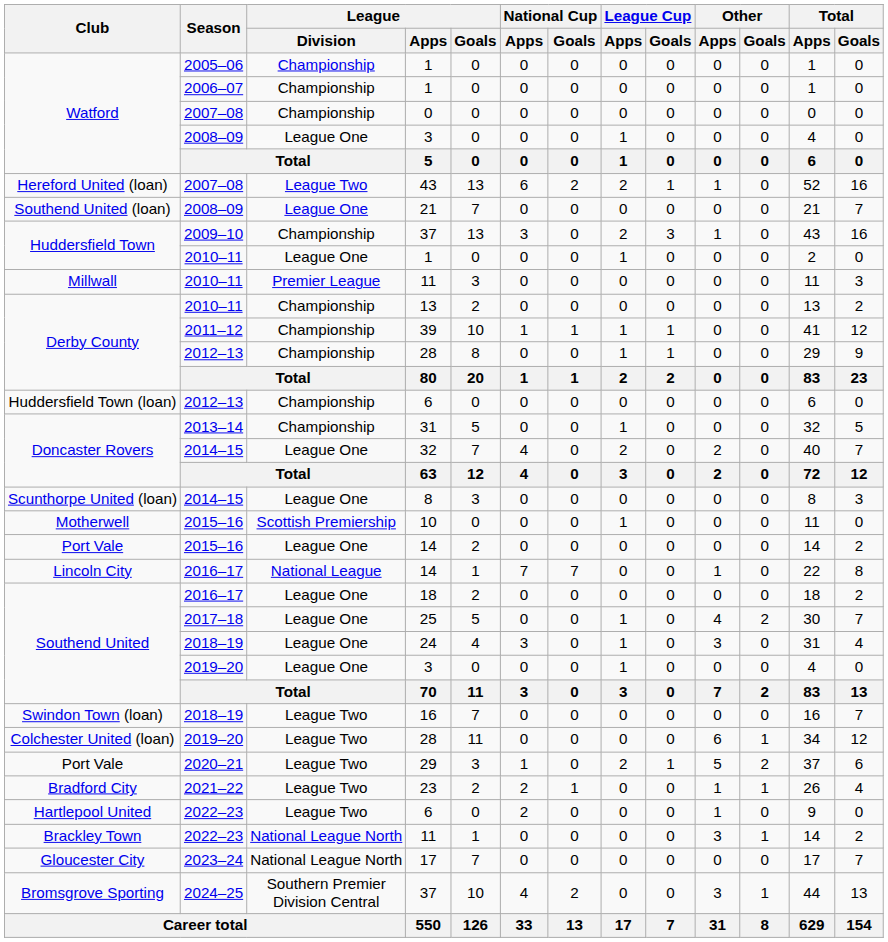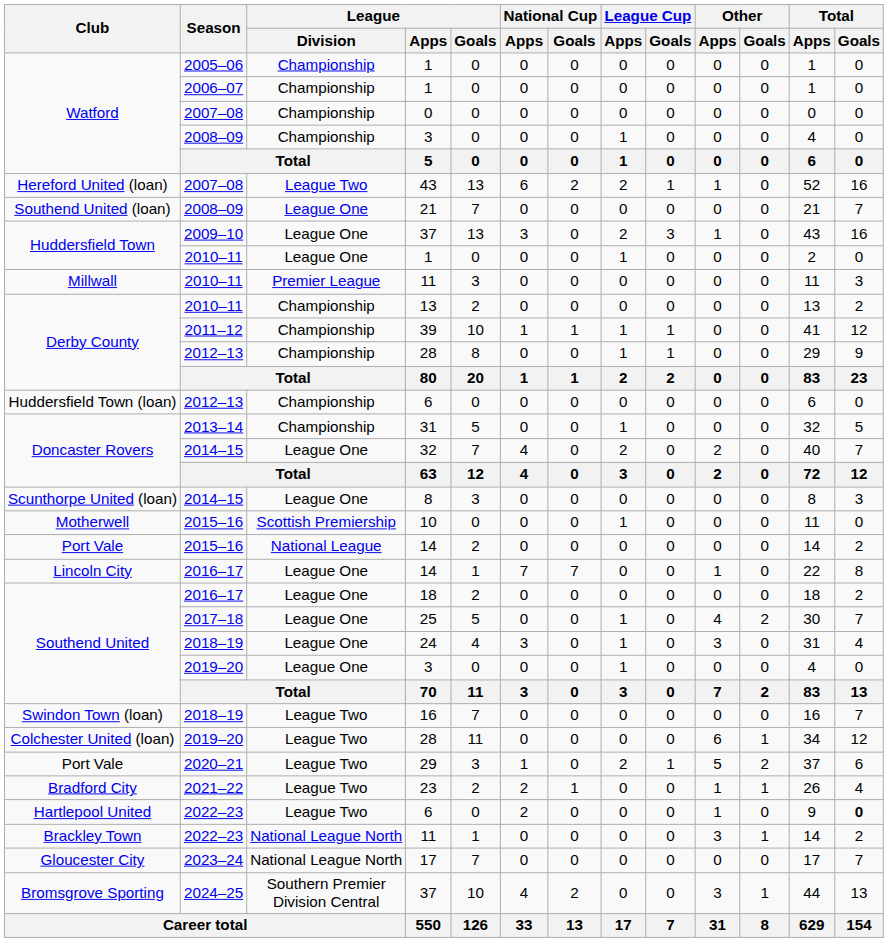(326, 137) League One -> (326, 137) Championship
(326, 233) Championship -> (326, 233) League One
(326, 546) League One -> (326, 546) National League
(326, 570) National League -> (326, 570) League One
(859, 812) normal -> (859, 812) bold
